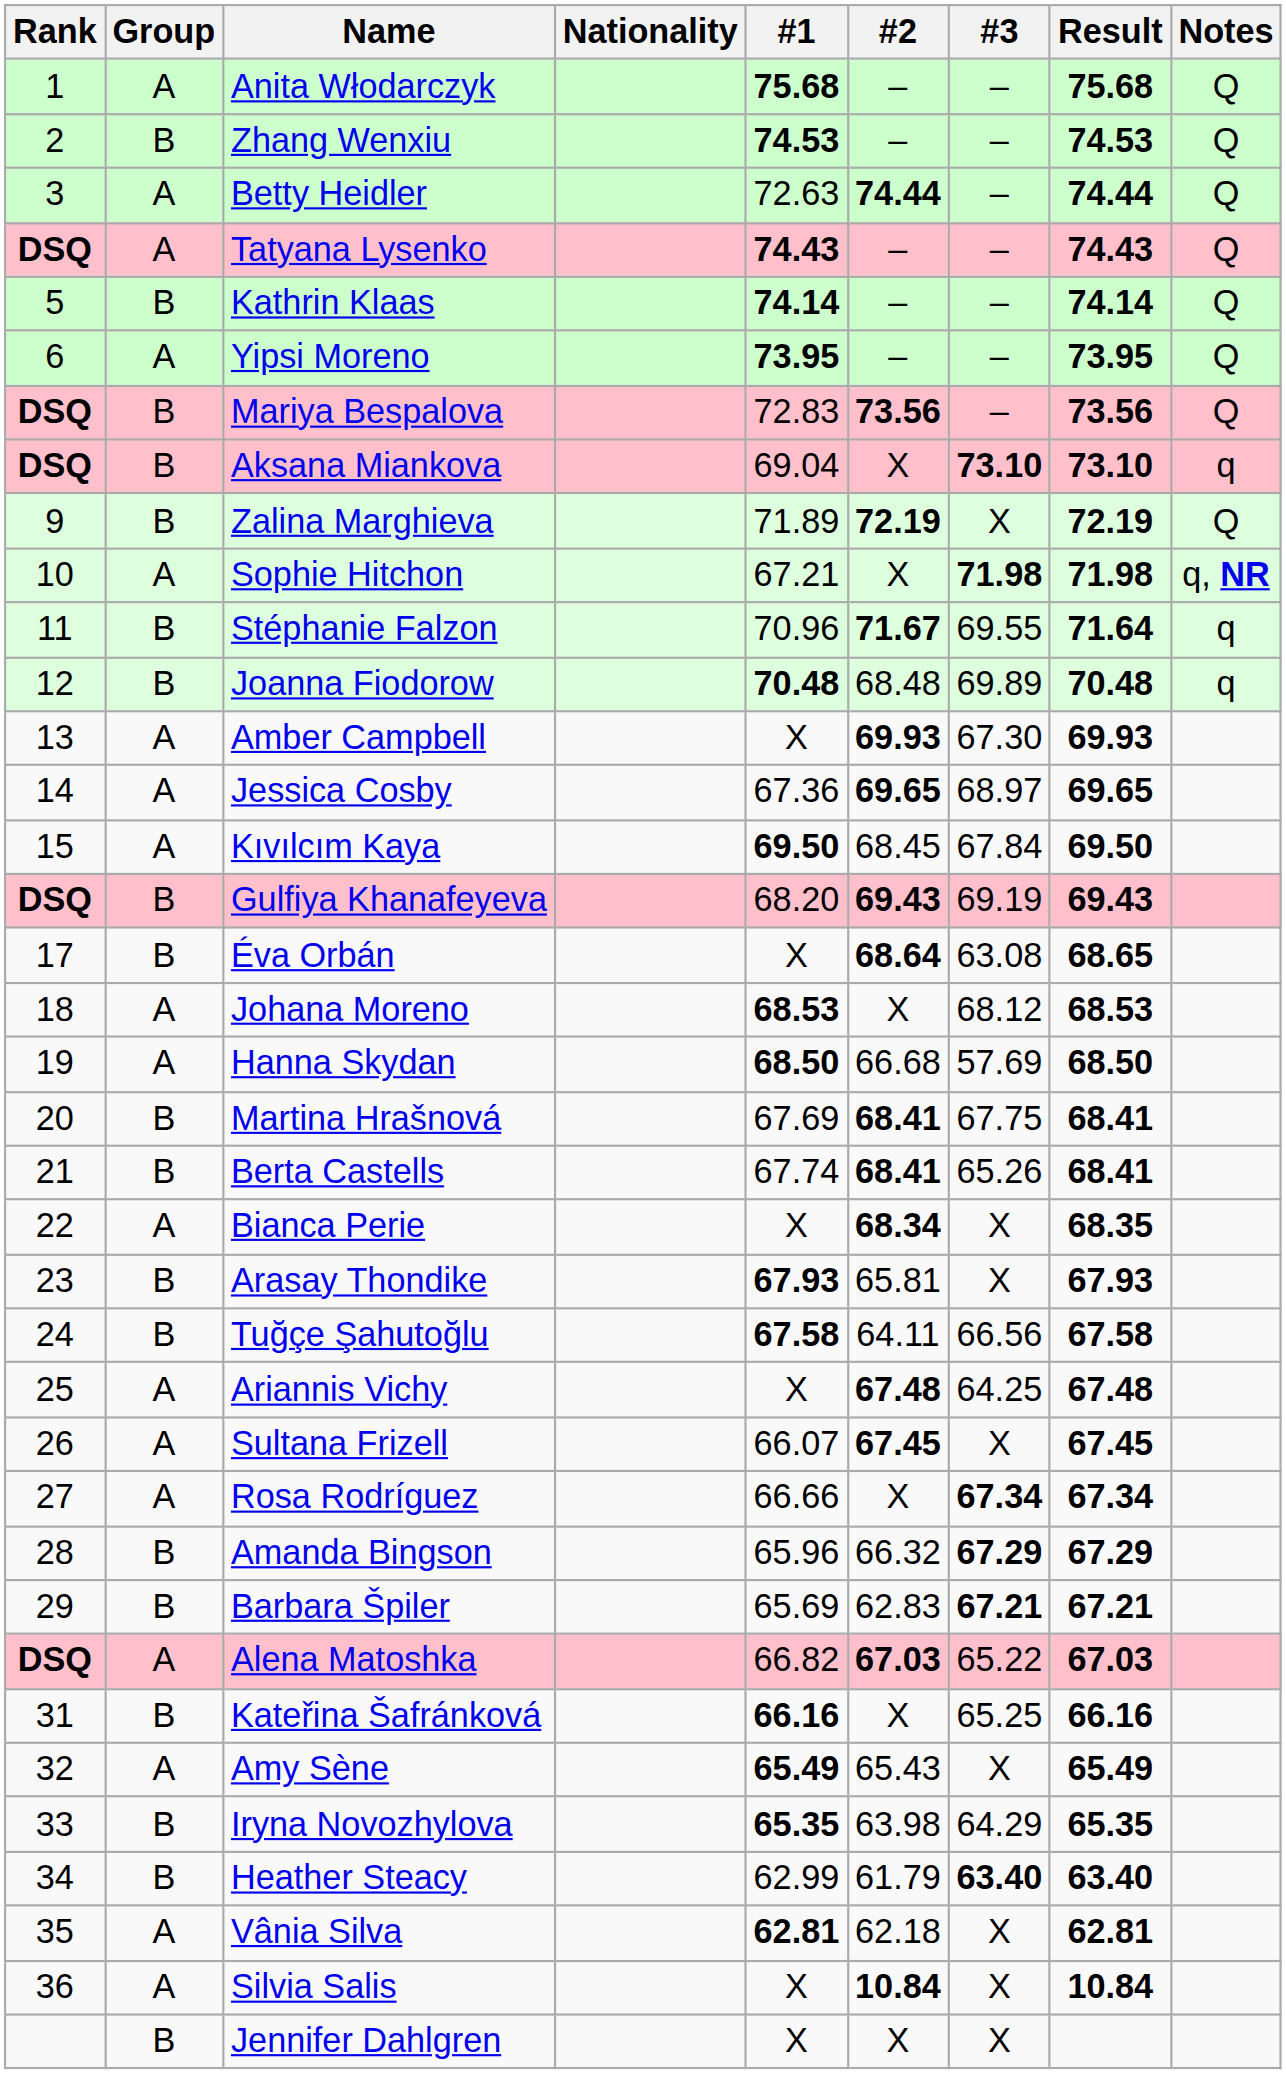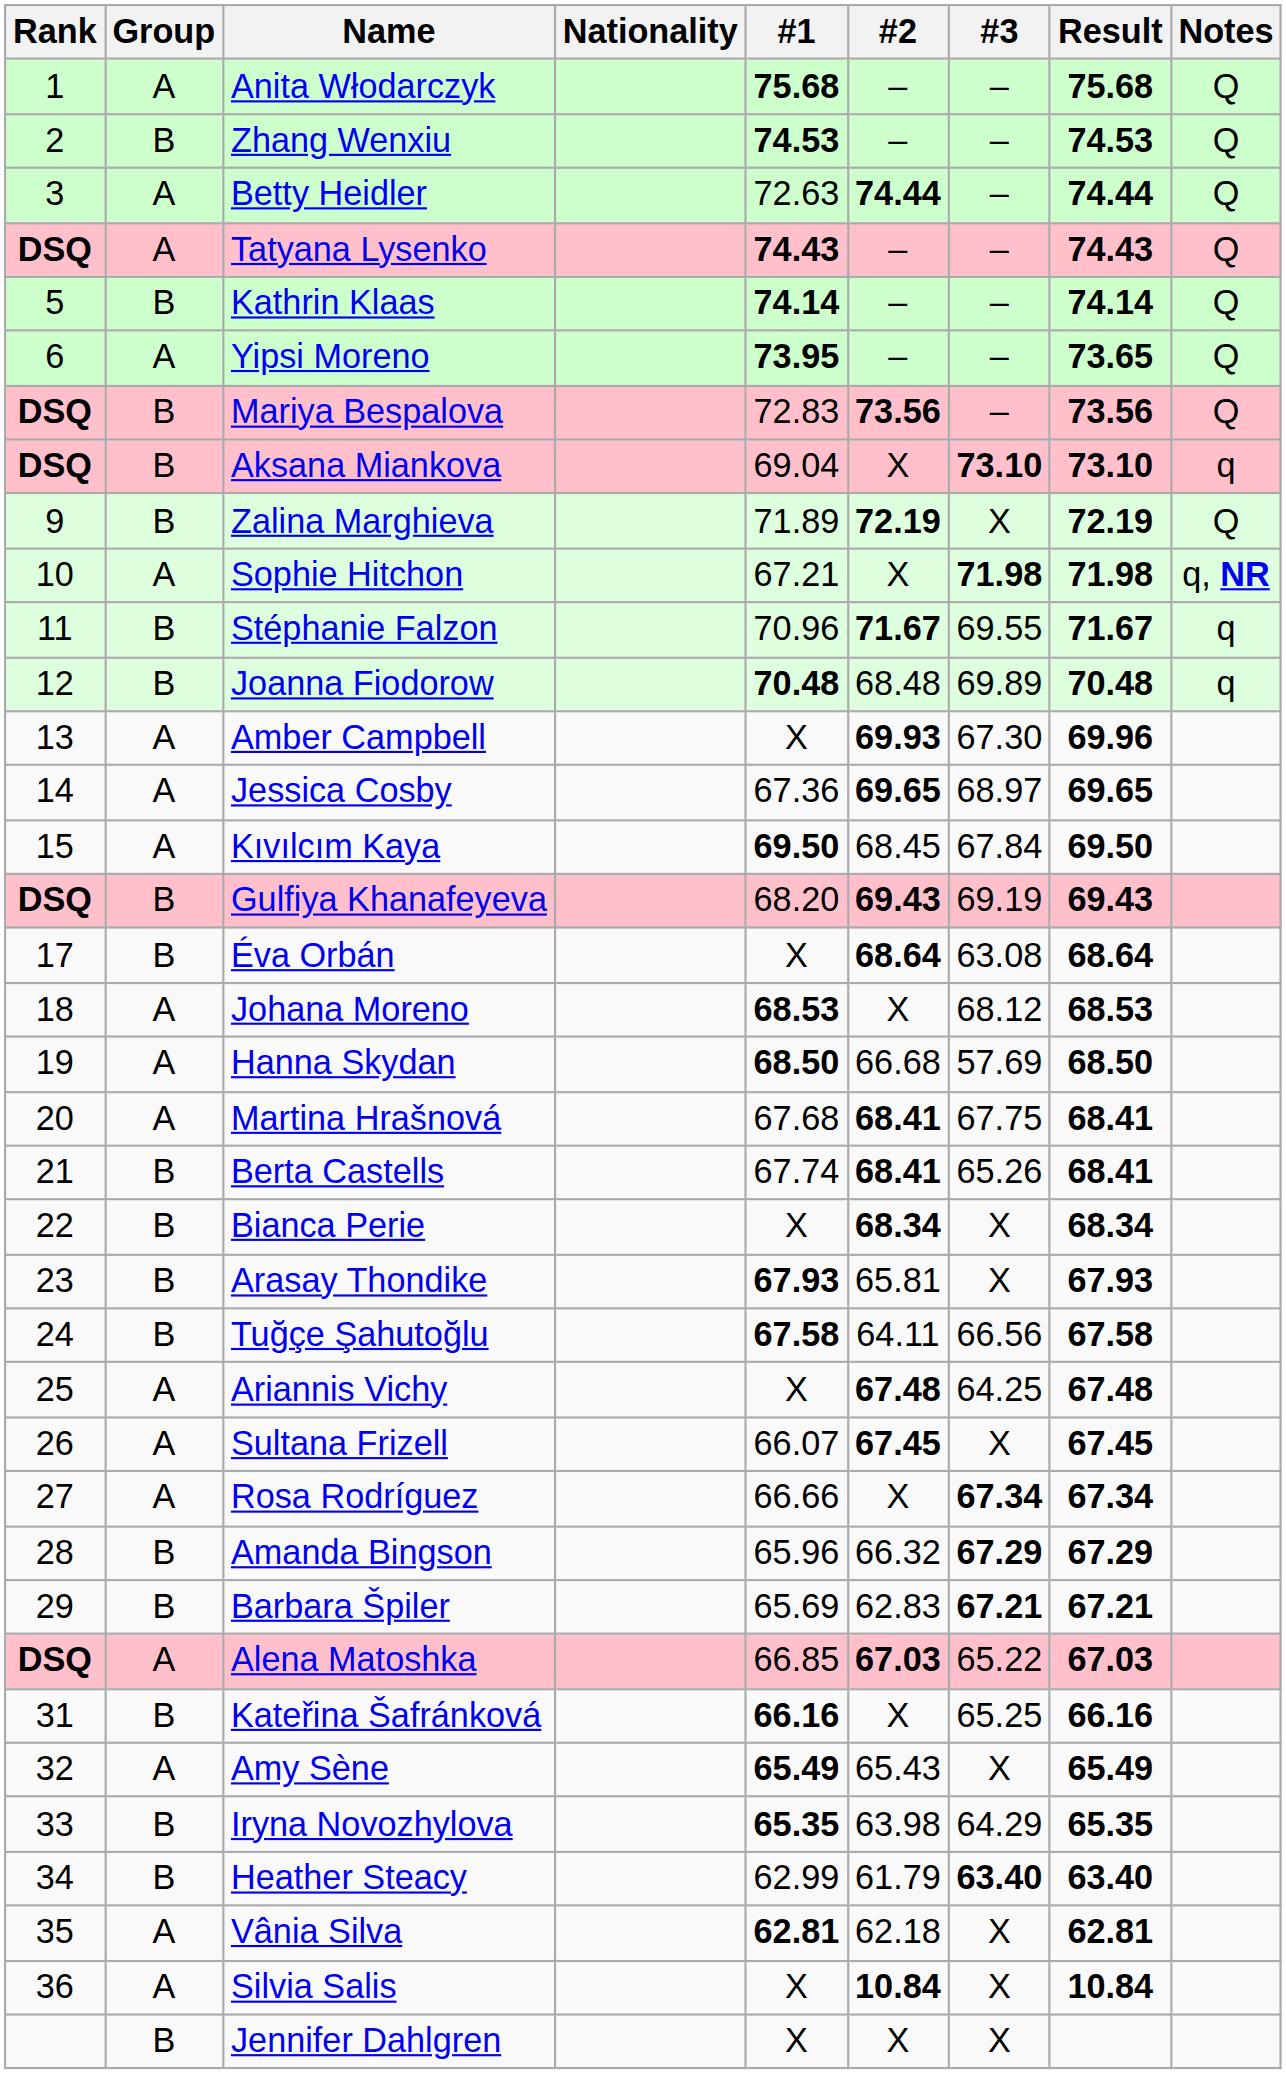(1110, 357) 73.95 -> (1110, 357) 73.65
(1110, 628) 71.64 -> (1110, 628) 71.67
(1110, 737) 69.93 -> (1110, 737) 69.96
(1110, 954) 68.65 -> (1110, 954) 68.64
(164, 1117) B -> (164, 1117) A
(796, 1117) 67.69 -> (796, 1117) 67.68
(164, 1226) A -> (164, 1226) B
(1110, 1226) 68.35 -> (1110, 1226) 68.34
(796, 1660) 66.82 -> (796, 1660) 66.85
